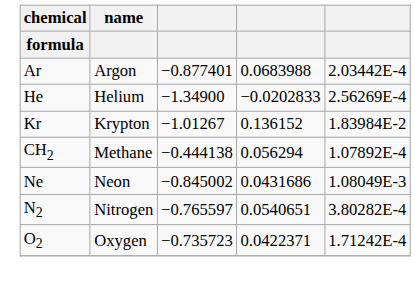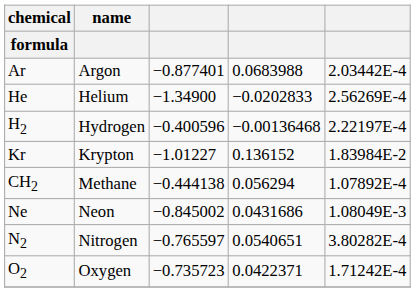+ row: (17, 126)
(193, 123) −1.01267 -> (184, 154) −1.01227
